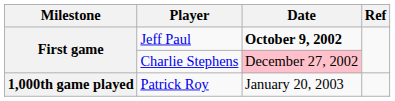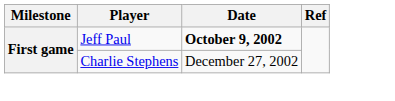(302, 61) pink background -> (242, 61) no background
- row: (175, 84)
